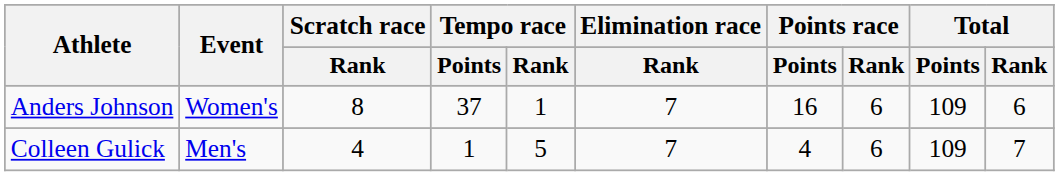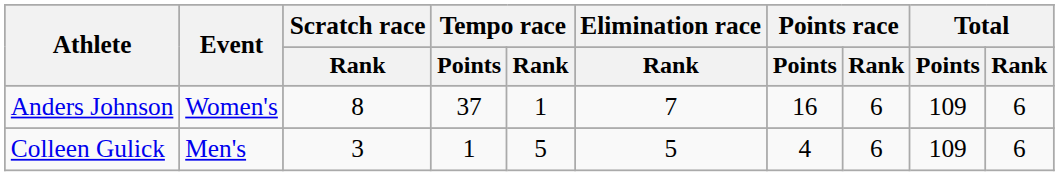(358, 148) 4 -> (358, 148) 3
(671, 148) 7 -> (671, 148) 5
(1019, 148) 7 -> (1019, 148) 6
